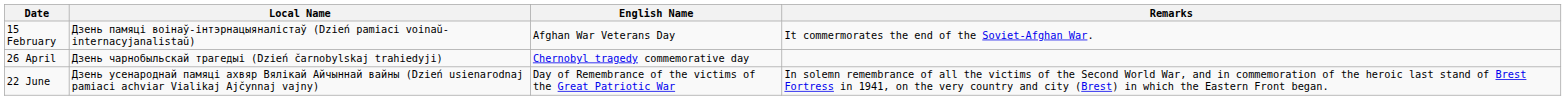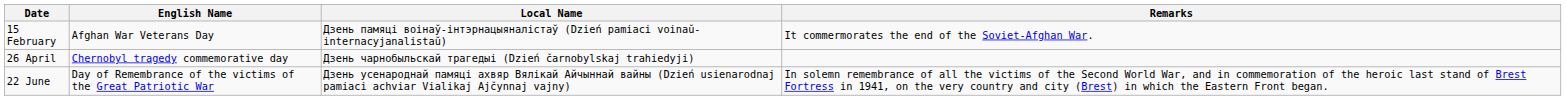columns swapped: (656, 13) <-> (300, 13)
